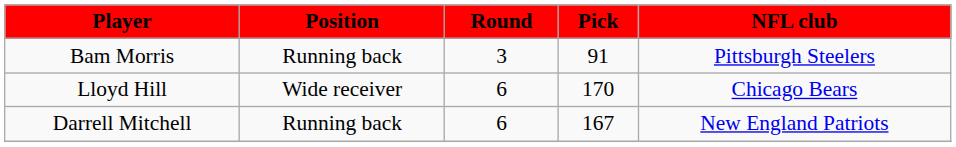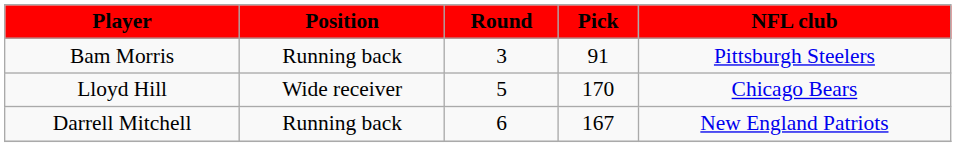(502, 89) 6 -> (502, 89) 5
